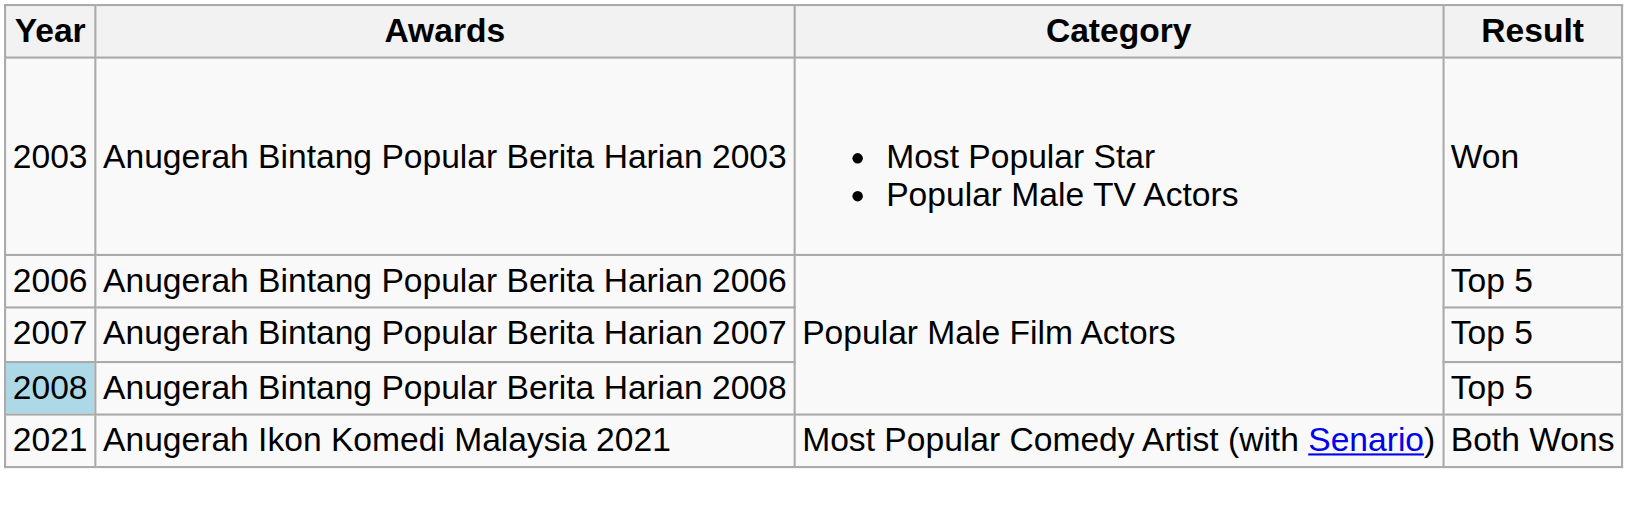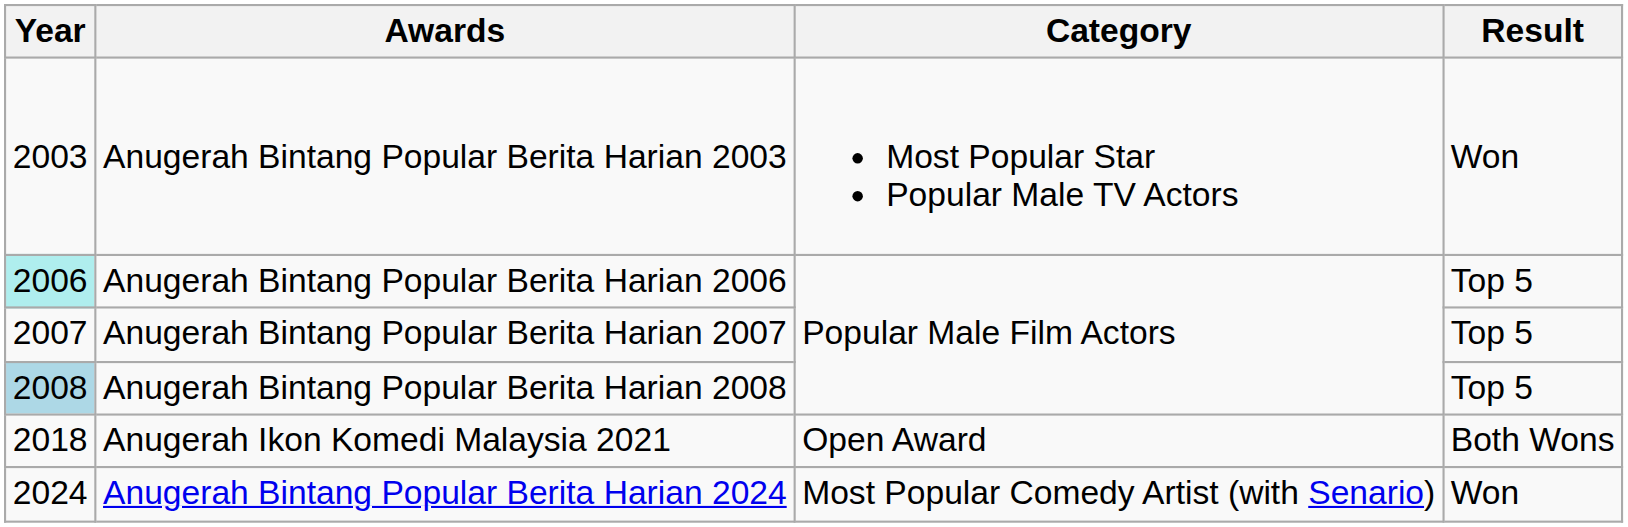(50, 280) no background -> (50, 280) paleturquoise background
(50, 440) 2021 -> (50, 440) 2018
(1119, 440) Most Popular Comedy Artist (with Senario) -> (894, 440) Open Award
+ row: (445, 493)
